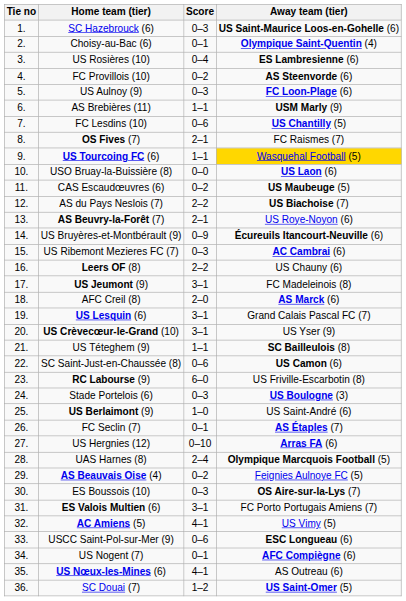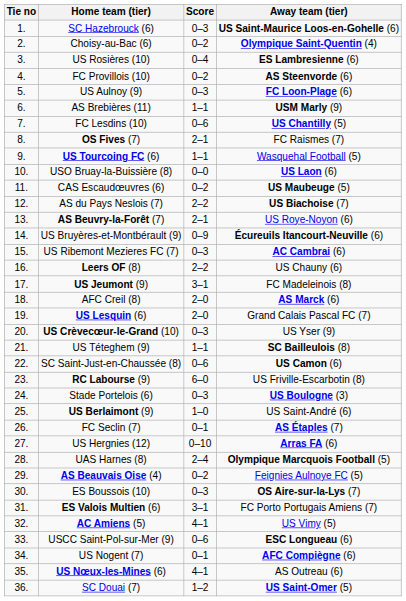(200, 44) 0–1 -> (200, 44) 0–2
(309, 156) gold background -> (309, 156) no background
(200, 316) 3–1 -> (200, 316) 2–0
(200, 332) 3–1 -> (200, 332) 0–3
